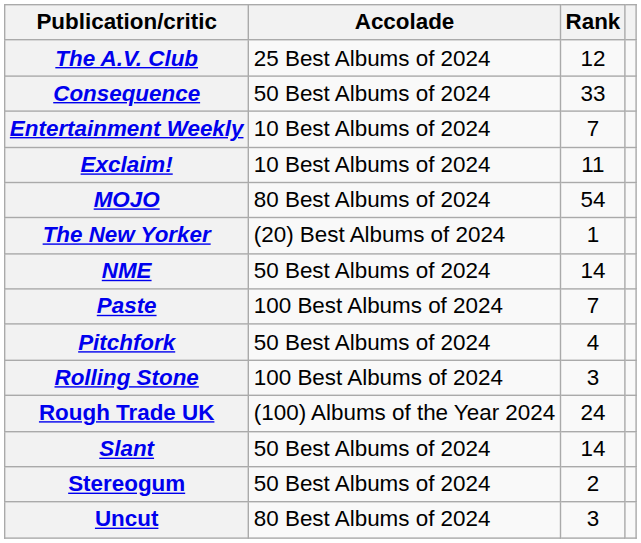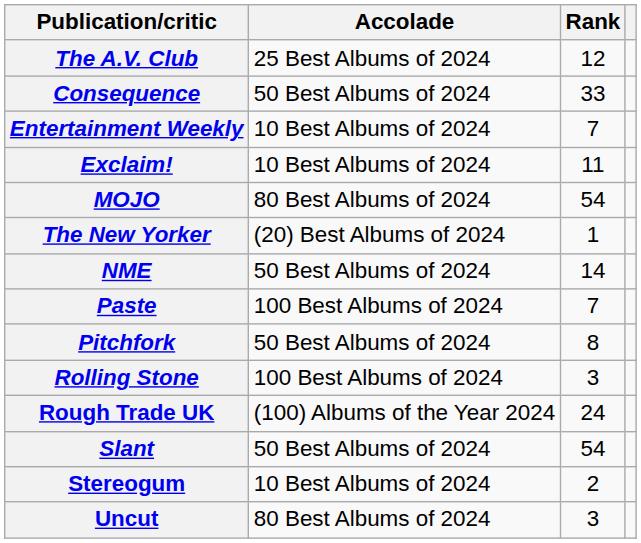(593, 341) 4 -> (593, 341) 8
(593, 448) 14 -> (593, 448) 54
(372, 484) 50 Best Albums of 2024 -> (372, 484) 10 Best Albums of 2024
